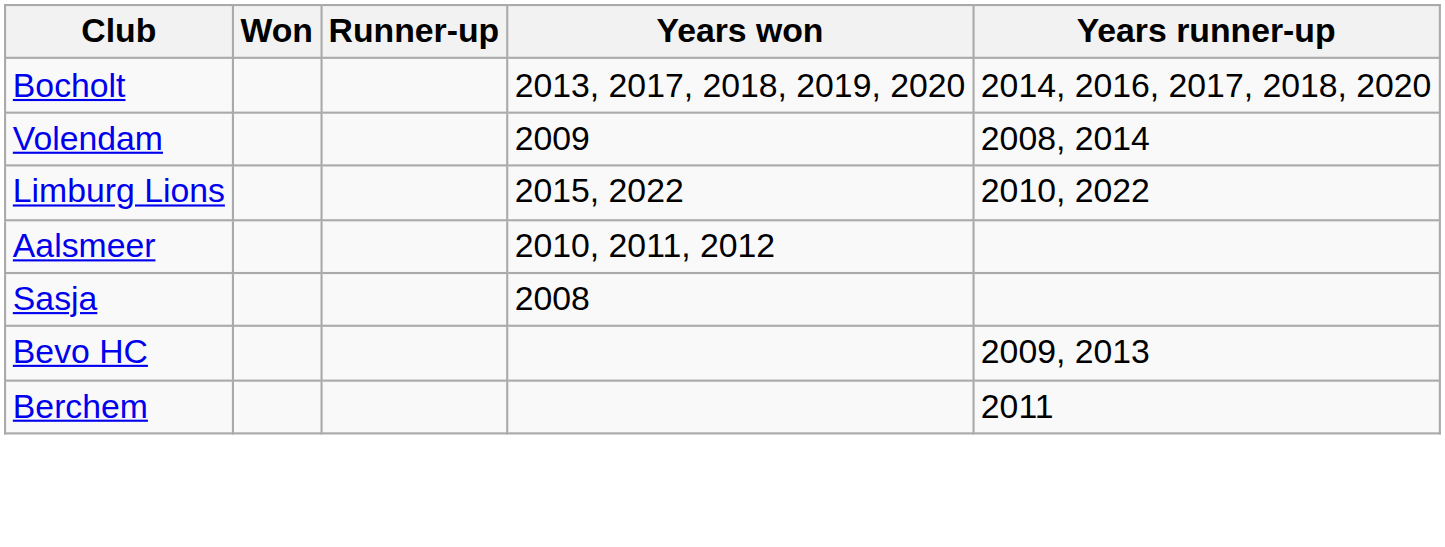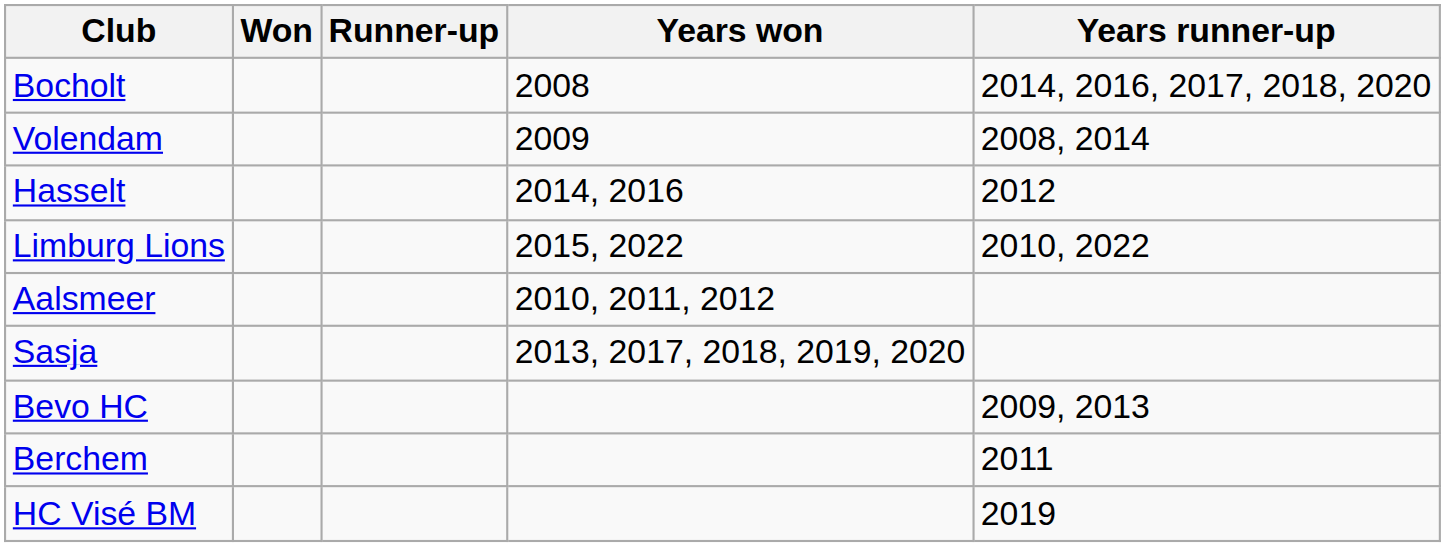(740, 84) 2013, 2017, 2018, 2019, 2020 -> (552, 84) 2008
+ row: (69, 191)
(552, 298) 2008 -> (740, 352) 2013, 2017, 2018, 2019, 2020
+ row: (104, 513)
